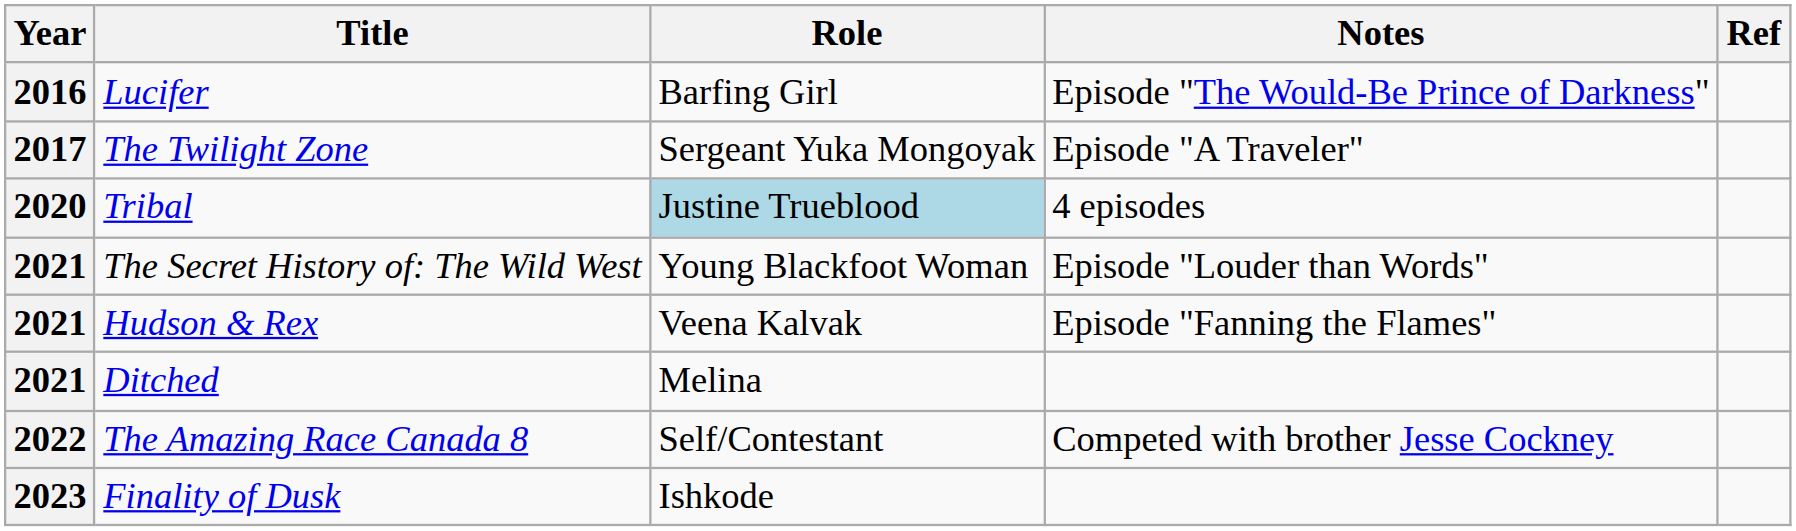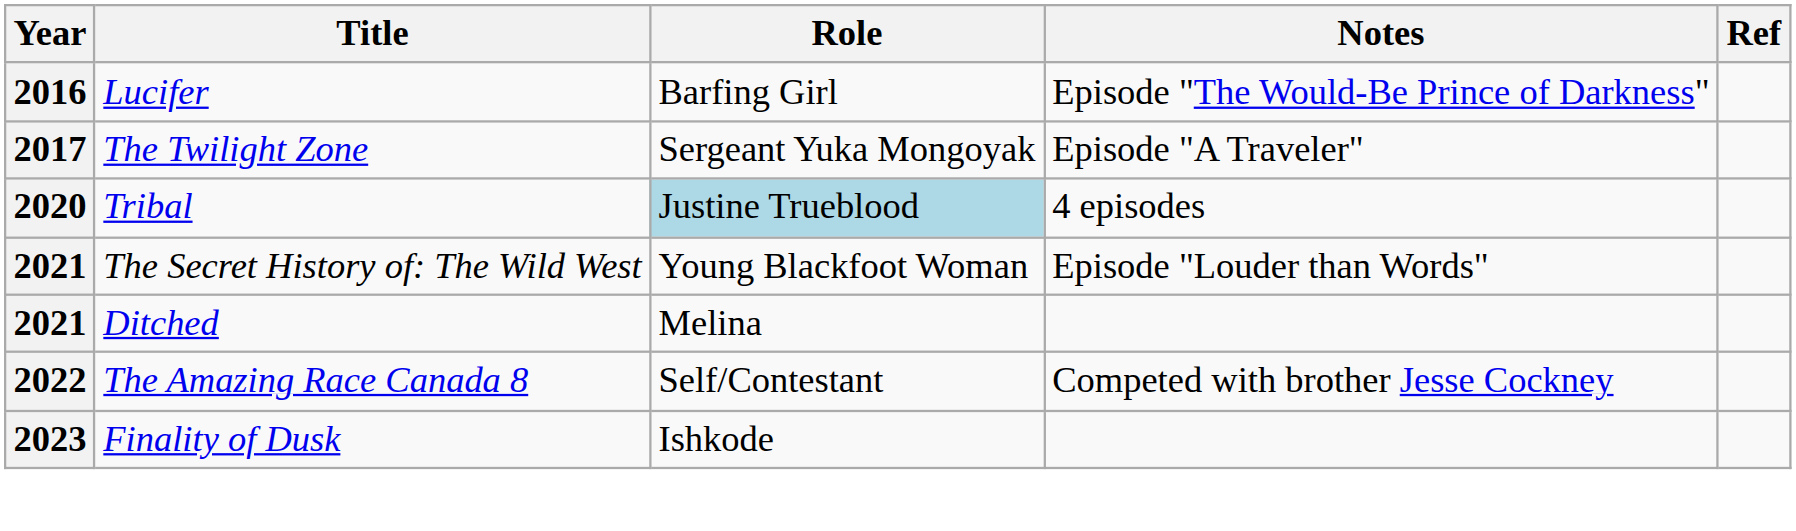- row: (211, 322)
